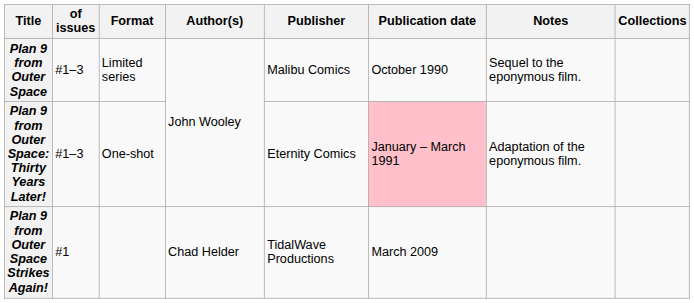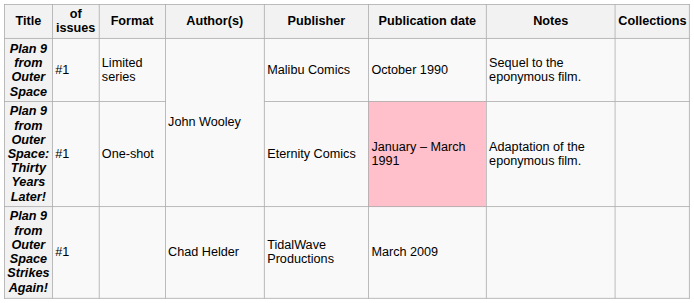(69, 70) #1–3 -> (62, 70) #1
(69, 154) #1–3 -> (62, 154) #1
